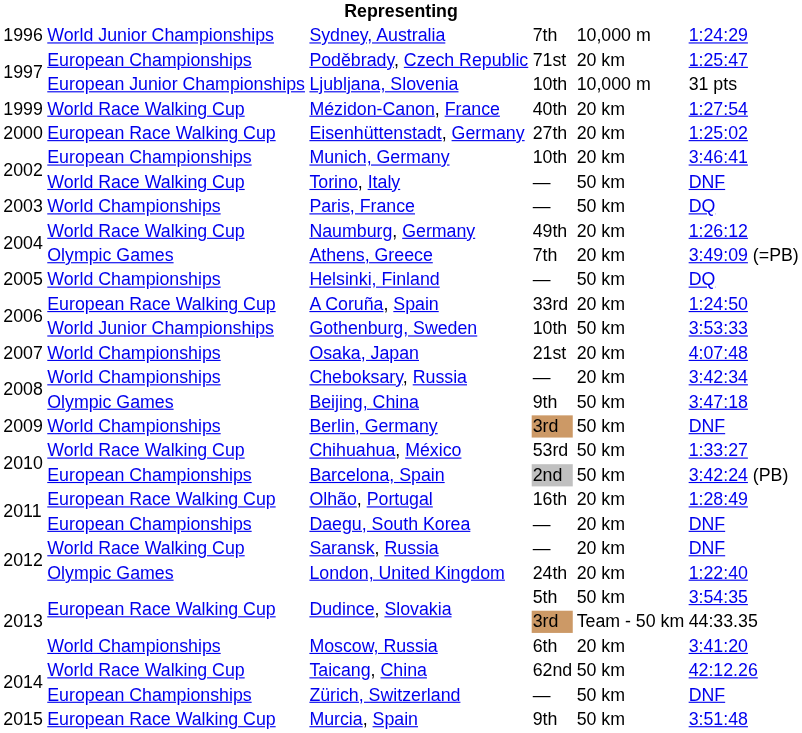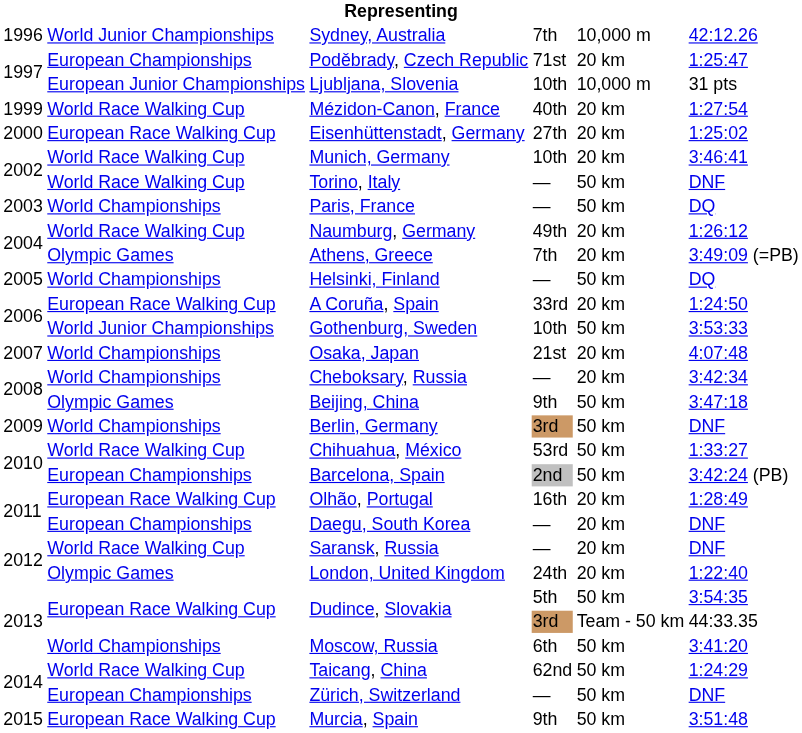(718, 35) 1:24:29 -> (723, 35) 42:12.26
(149, 157) European Championships -> (146, 157) World Race Walking Cup
(601, 646) 20 km -> (601, 646) 50 km
(723, 670) 42:12.26 -> (718, 670) 1:24:29
